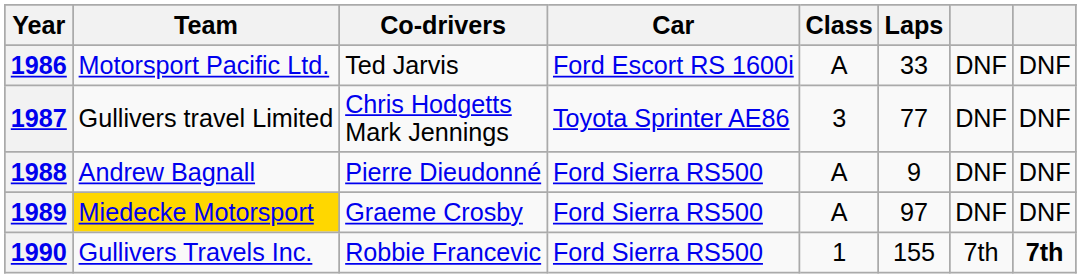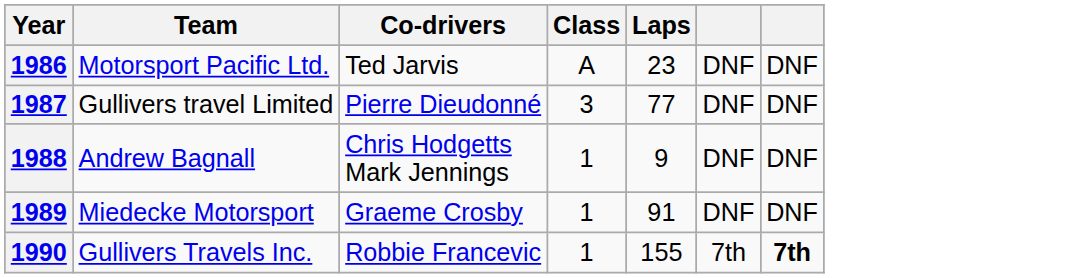- column: (673, 25)
(914, 65) 33 -> (661, 65) 23
(428, 119) Chris Hodgetts Mark Jennings -> (443, 105) Pierre Dieudonné
(443, 173) Pierre Dieudonné -> (428, 159) Chris Hodgetts Mark Jennings
(839, 173) A -> (587, 159) 1
(196, 212) gold background -> (196, 212) no background
(839, 212) A -> (587, 212) 1
(914, 212) 97 -> (661, 212) 91
